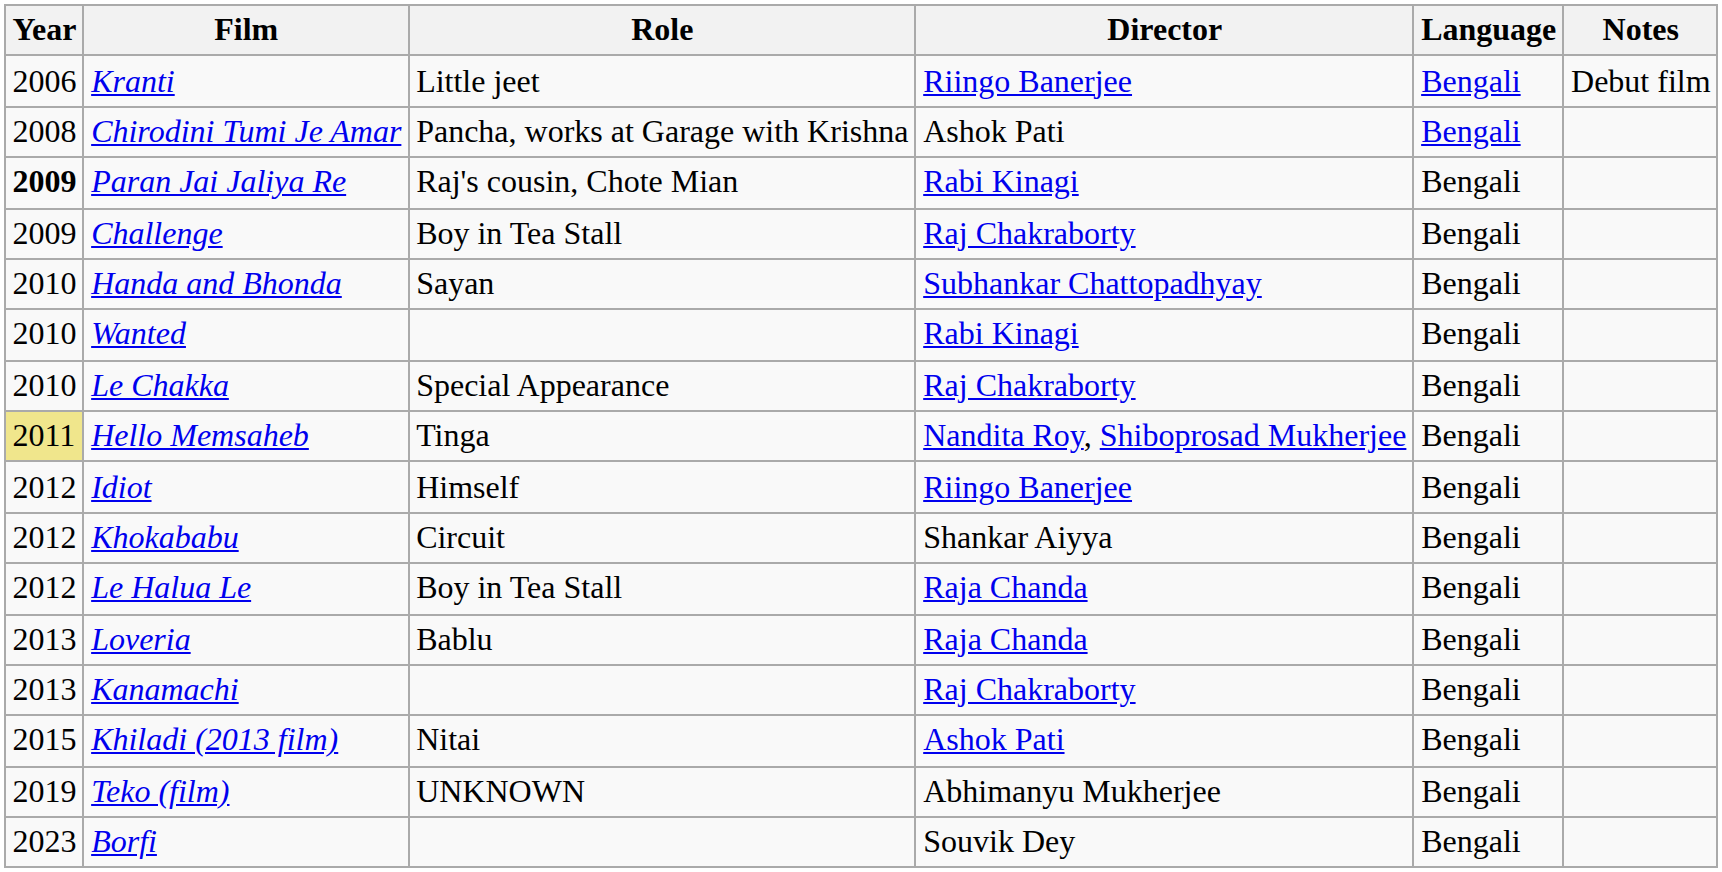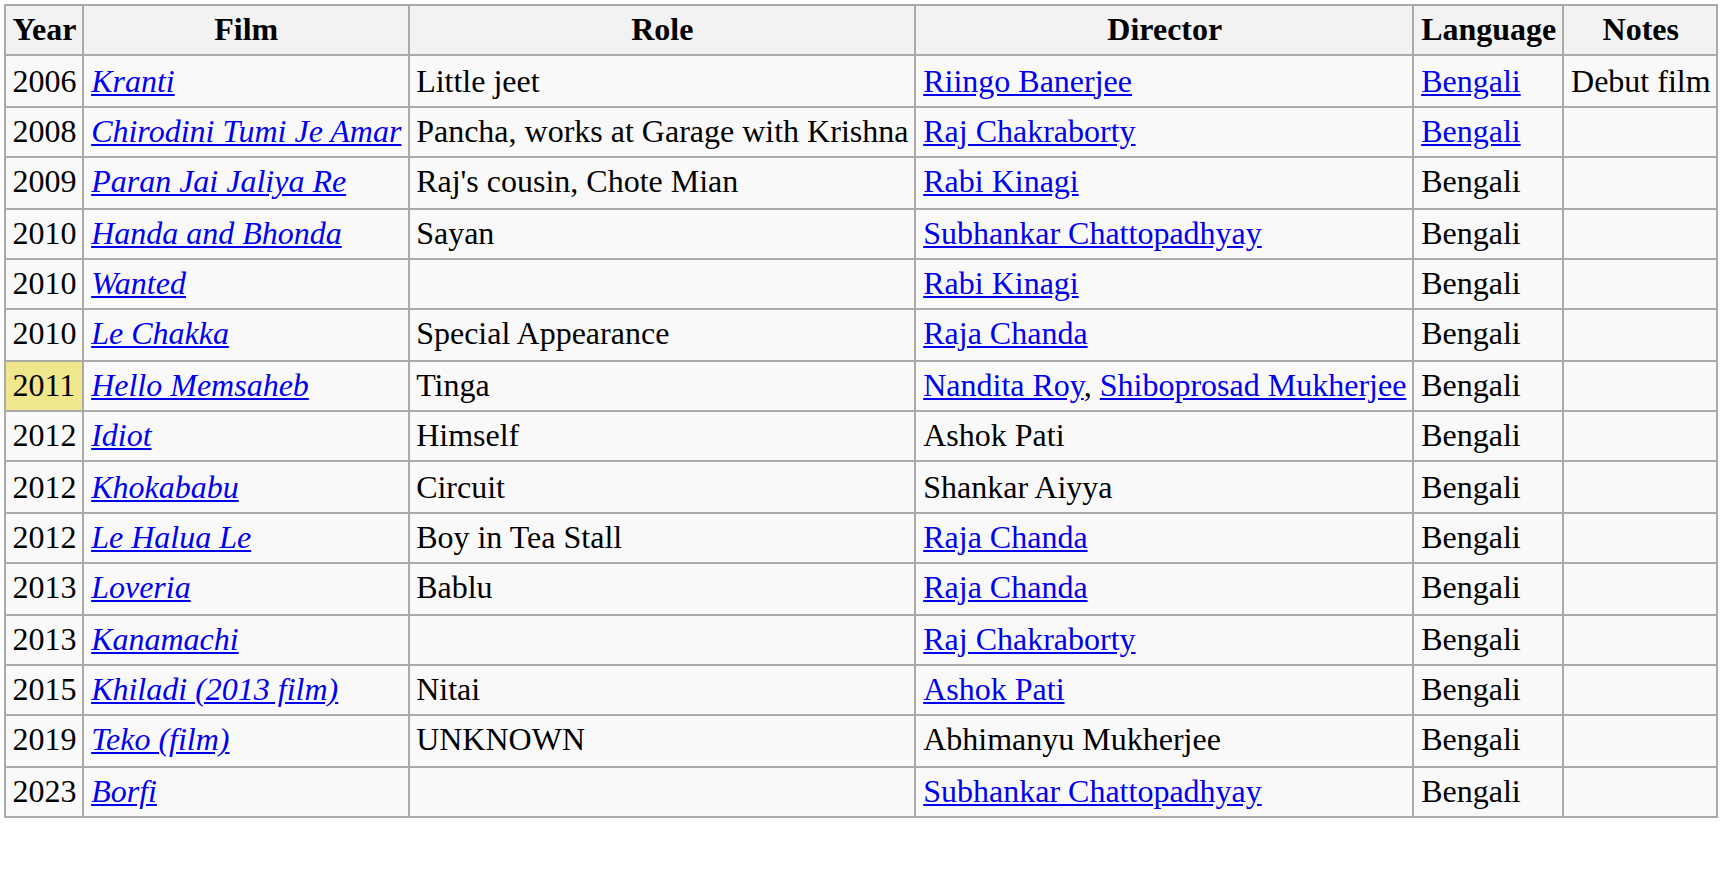(994, 131) Ashok Pati -> (1029, 131) Raj Chakraborty
(44, 182) bold -> (44, 182) normal
- row: (157, 232)
(1029, 385) Raj Chakraborty -> (1005, 334) Raja Chanda
(1028, 486) Riingo Banerjee -> (994, 435) Ashok Pati
(999, 841) Souvik Dey -> (1092, 791) Subhankar Chattopadhyay
